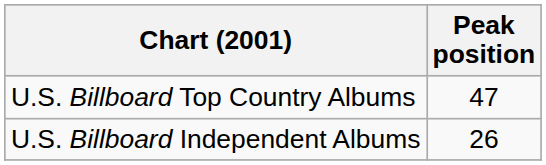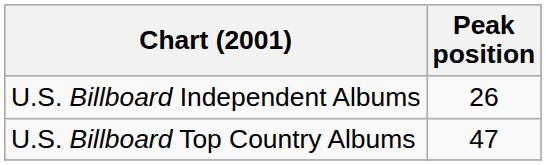rows swapped: (213, 97) <-> (216, 138)
